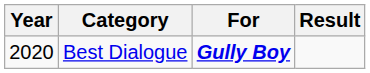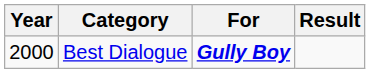(31, 52) 2020 -> (31, 52) 2000
